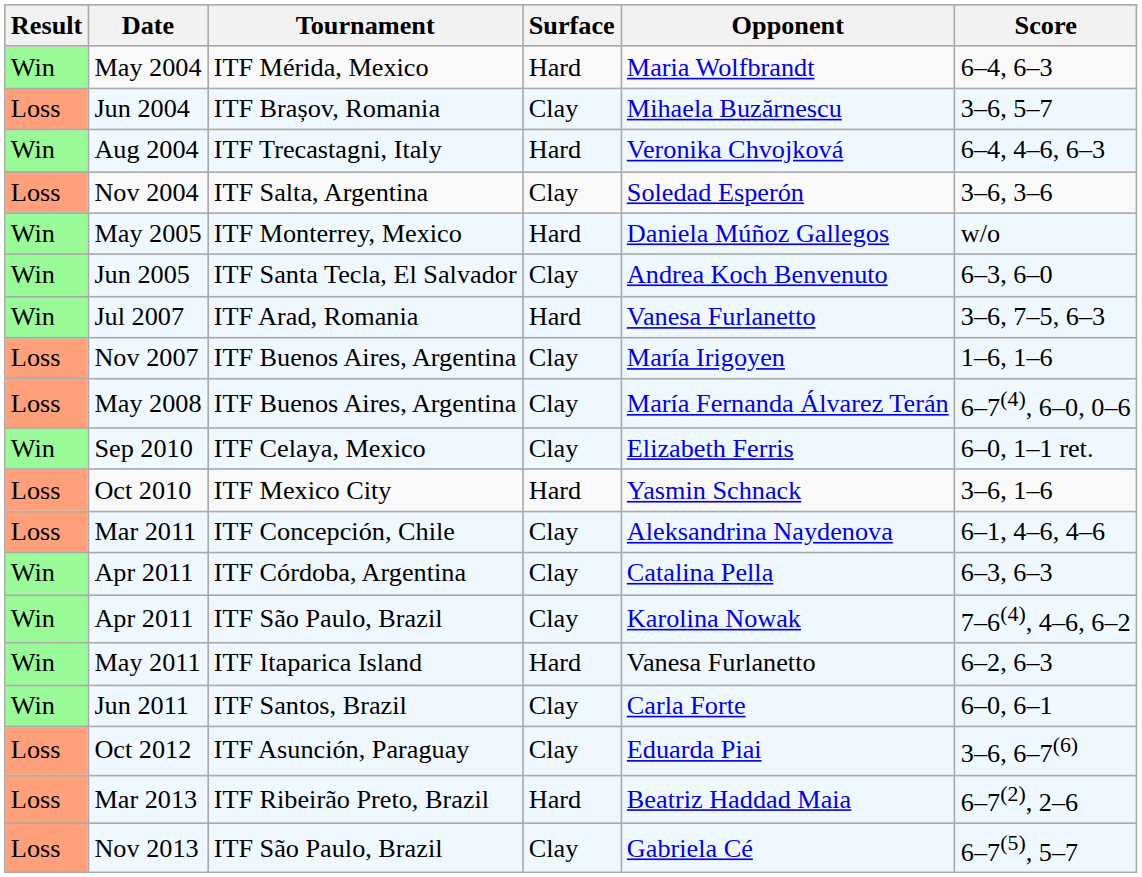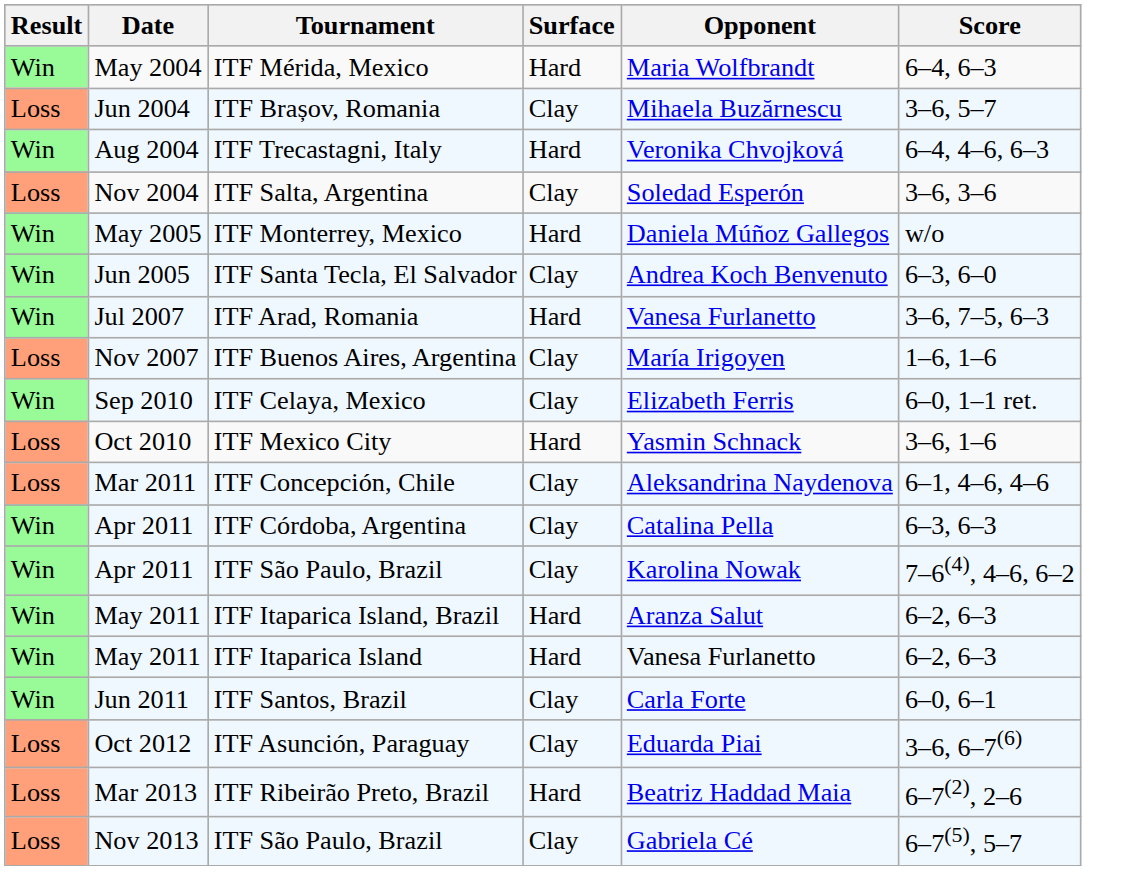- row: (148, 403)
+ row: (147, 615)
